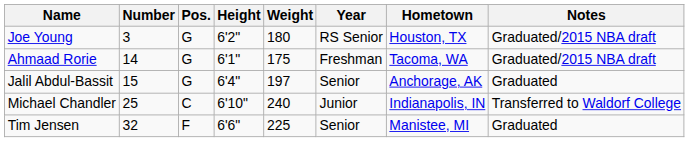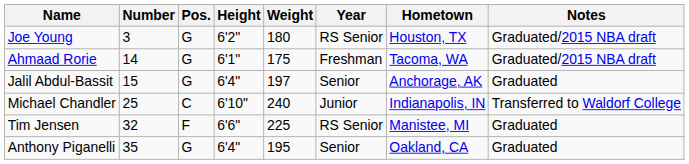(340, 125) Senior -> (351, 125) RS Senior
+ row: (61, 147)
